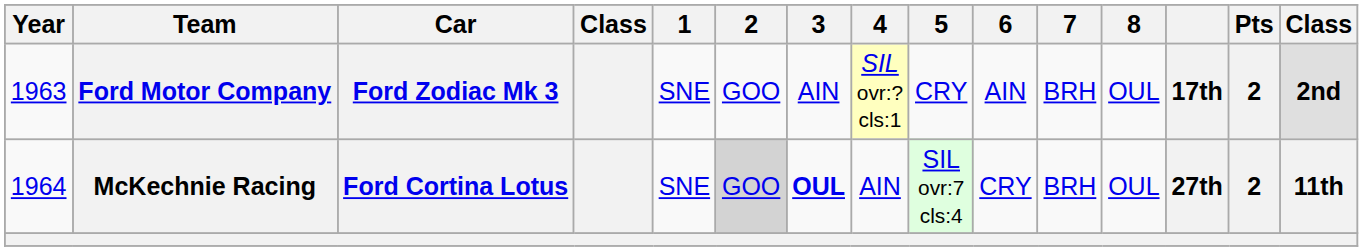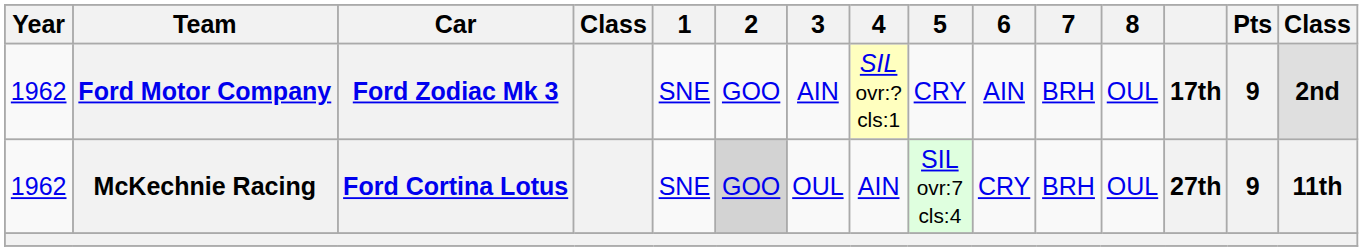(39, 91) 1963 -> (39, 91) 1962
(1254, 91) 2 -> (1253, 91) 9
(39, 186) 1964 -> (39, 186) 1962
(819, 186) bold -> (818, 186) normal
(1254, 186) 2 -> (1253, 186) 9
